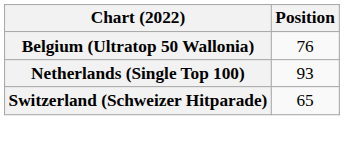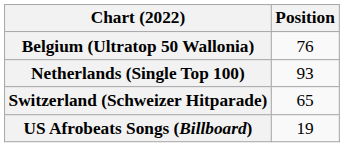+ row: (138, 127)
